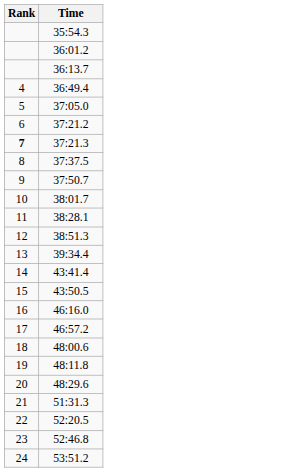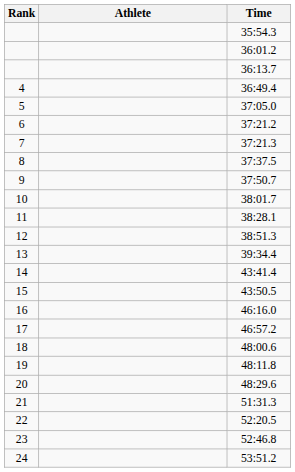+ column: (133, 13)
(22, 143) bold -> (22, 143) normal
